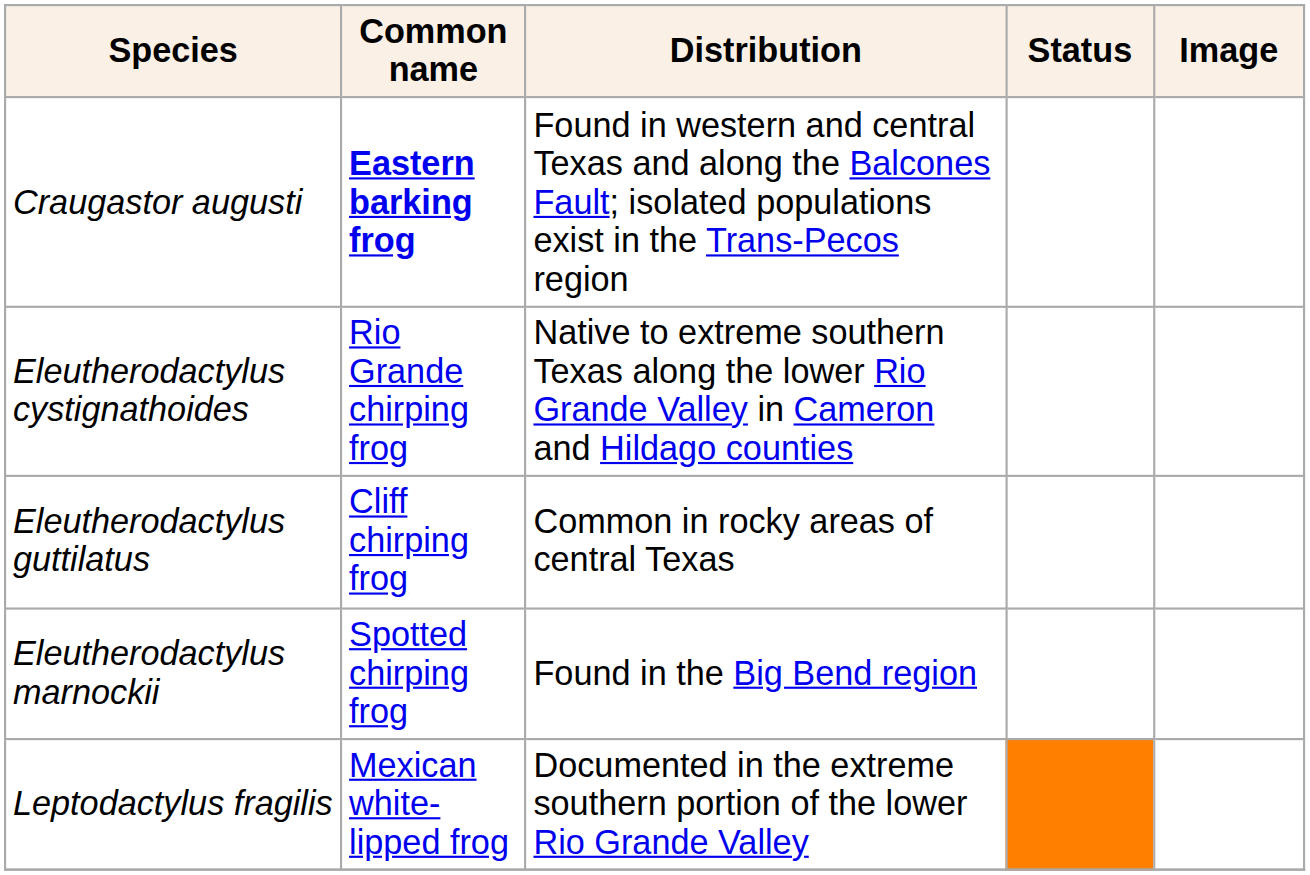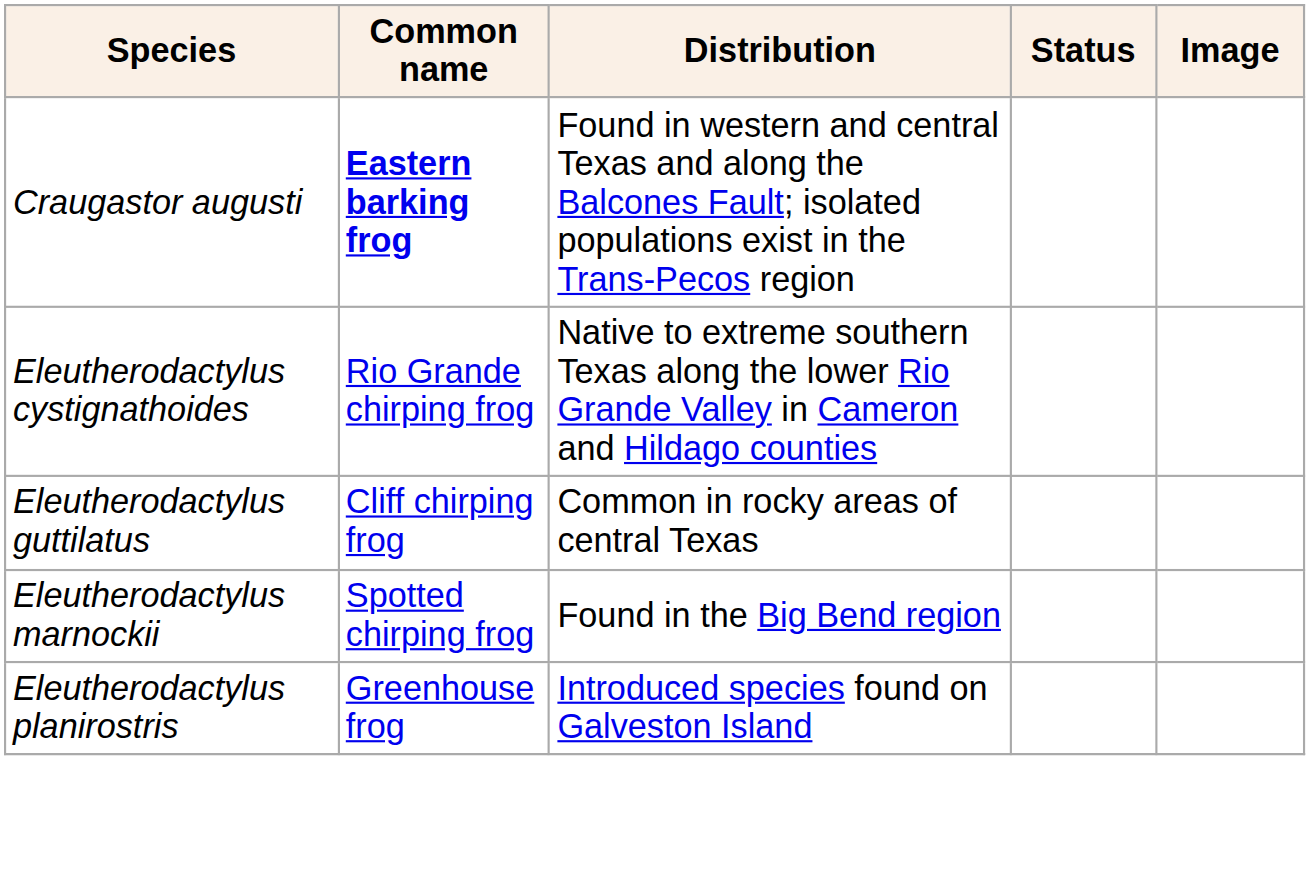+ row: (149, 707)
- row: (173, 803)
